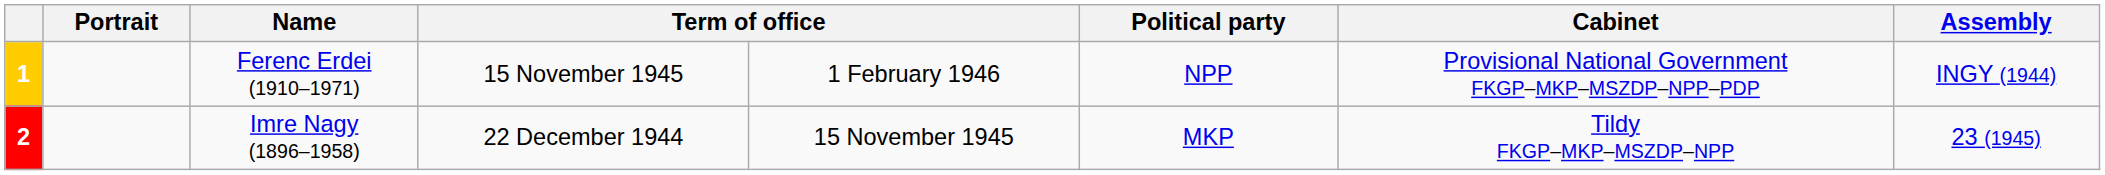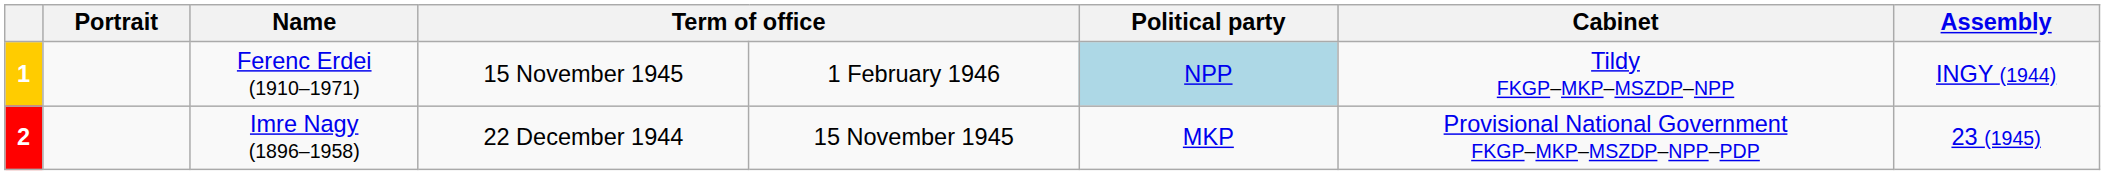(1208, 73) no background -> (1208, 73) lightblue background
(1616, 73) Provisional National Government FKGP–MKP–MSZDP–NPP–PDP -> (1616, 73) Tildy FKGP–MKP–MSZDP–NPP
(1616, 137) Tildy FKGP–MKP–MSZDP–NPP -> (1616, 137) Provisional National Government FKGP–MKP–MSZDP–NPP–PDP
